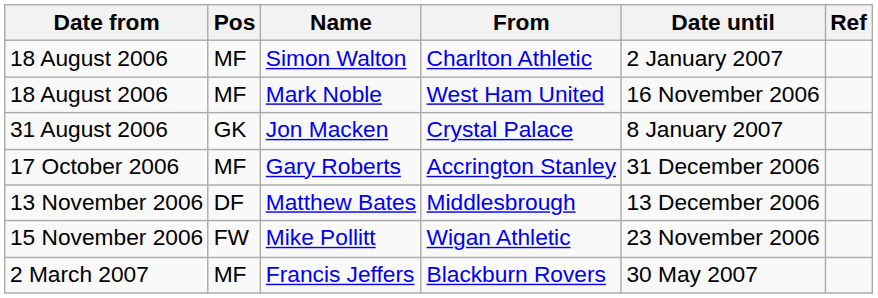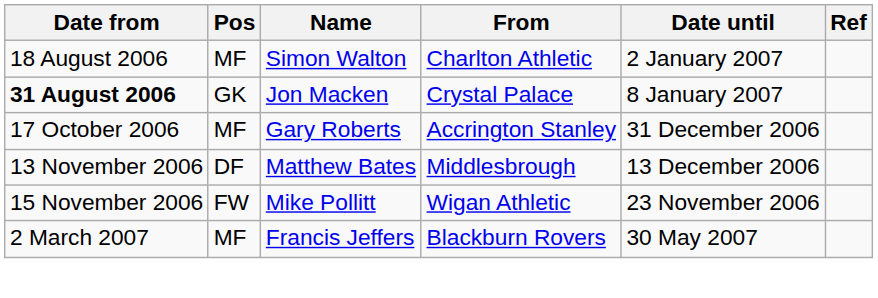- row: (324, 94)
(89, 130) normal -> (93, 94) bold
